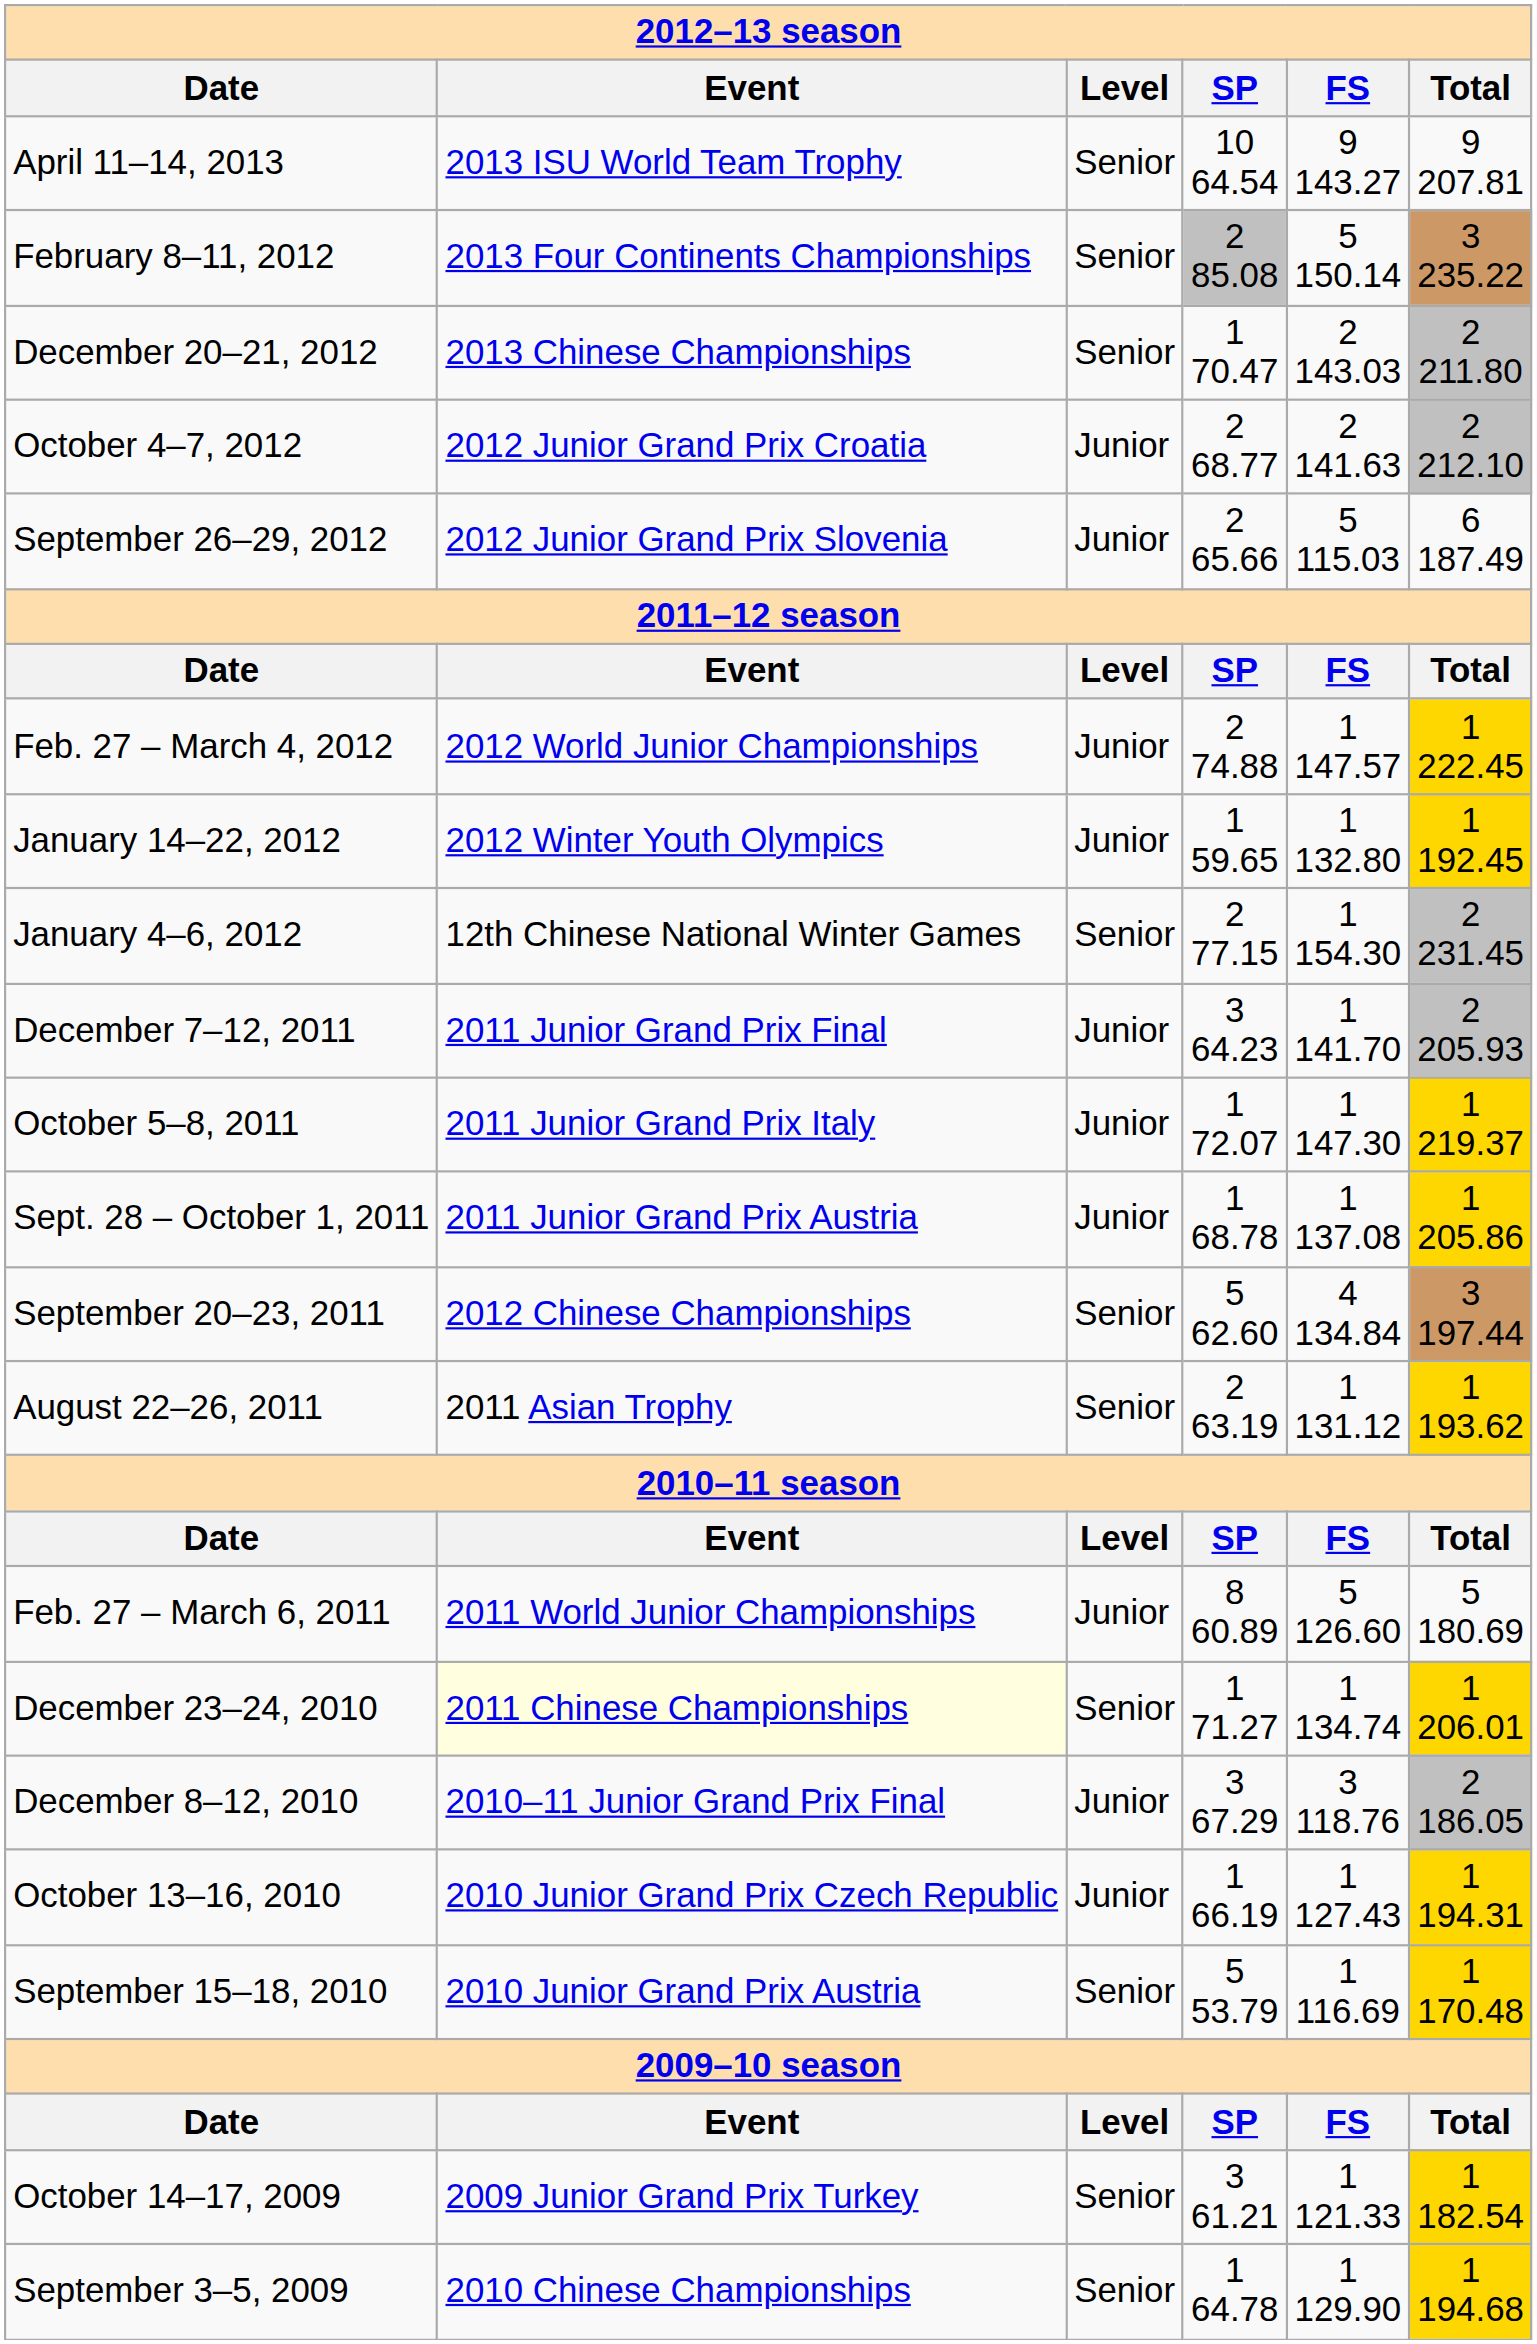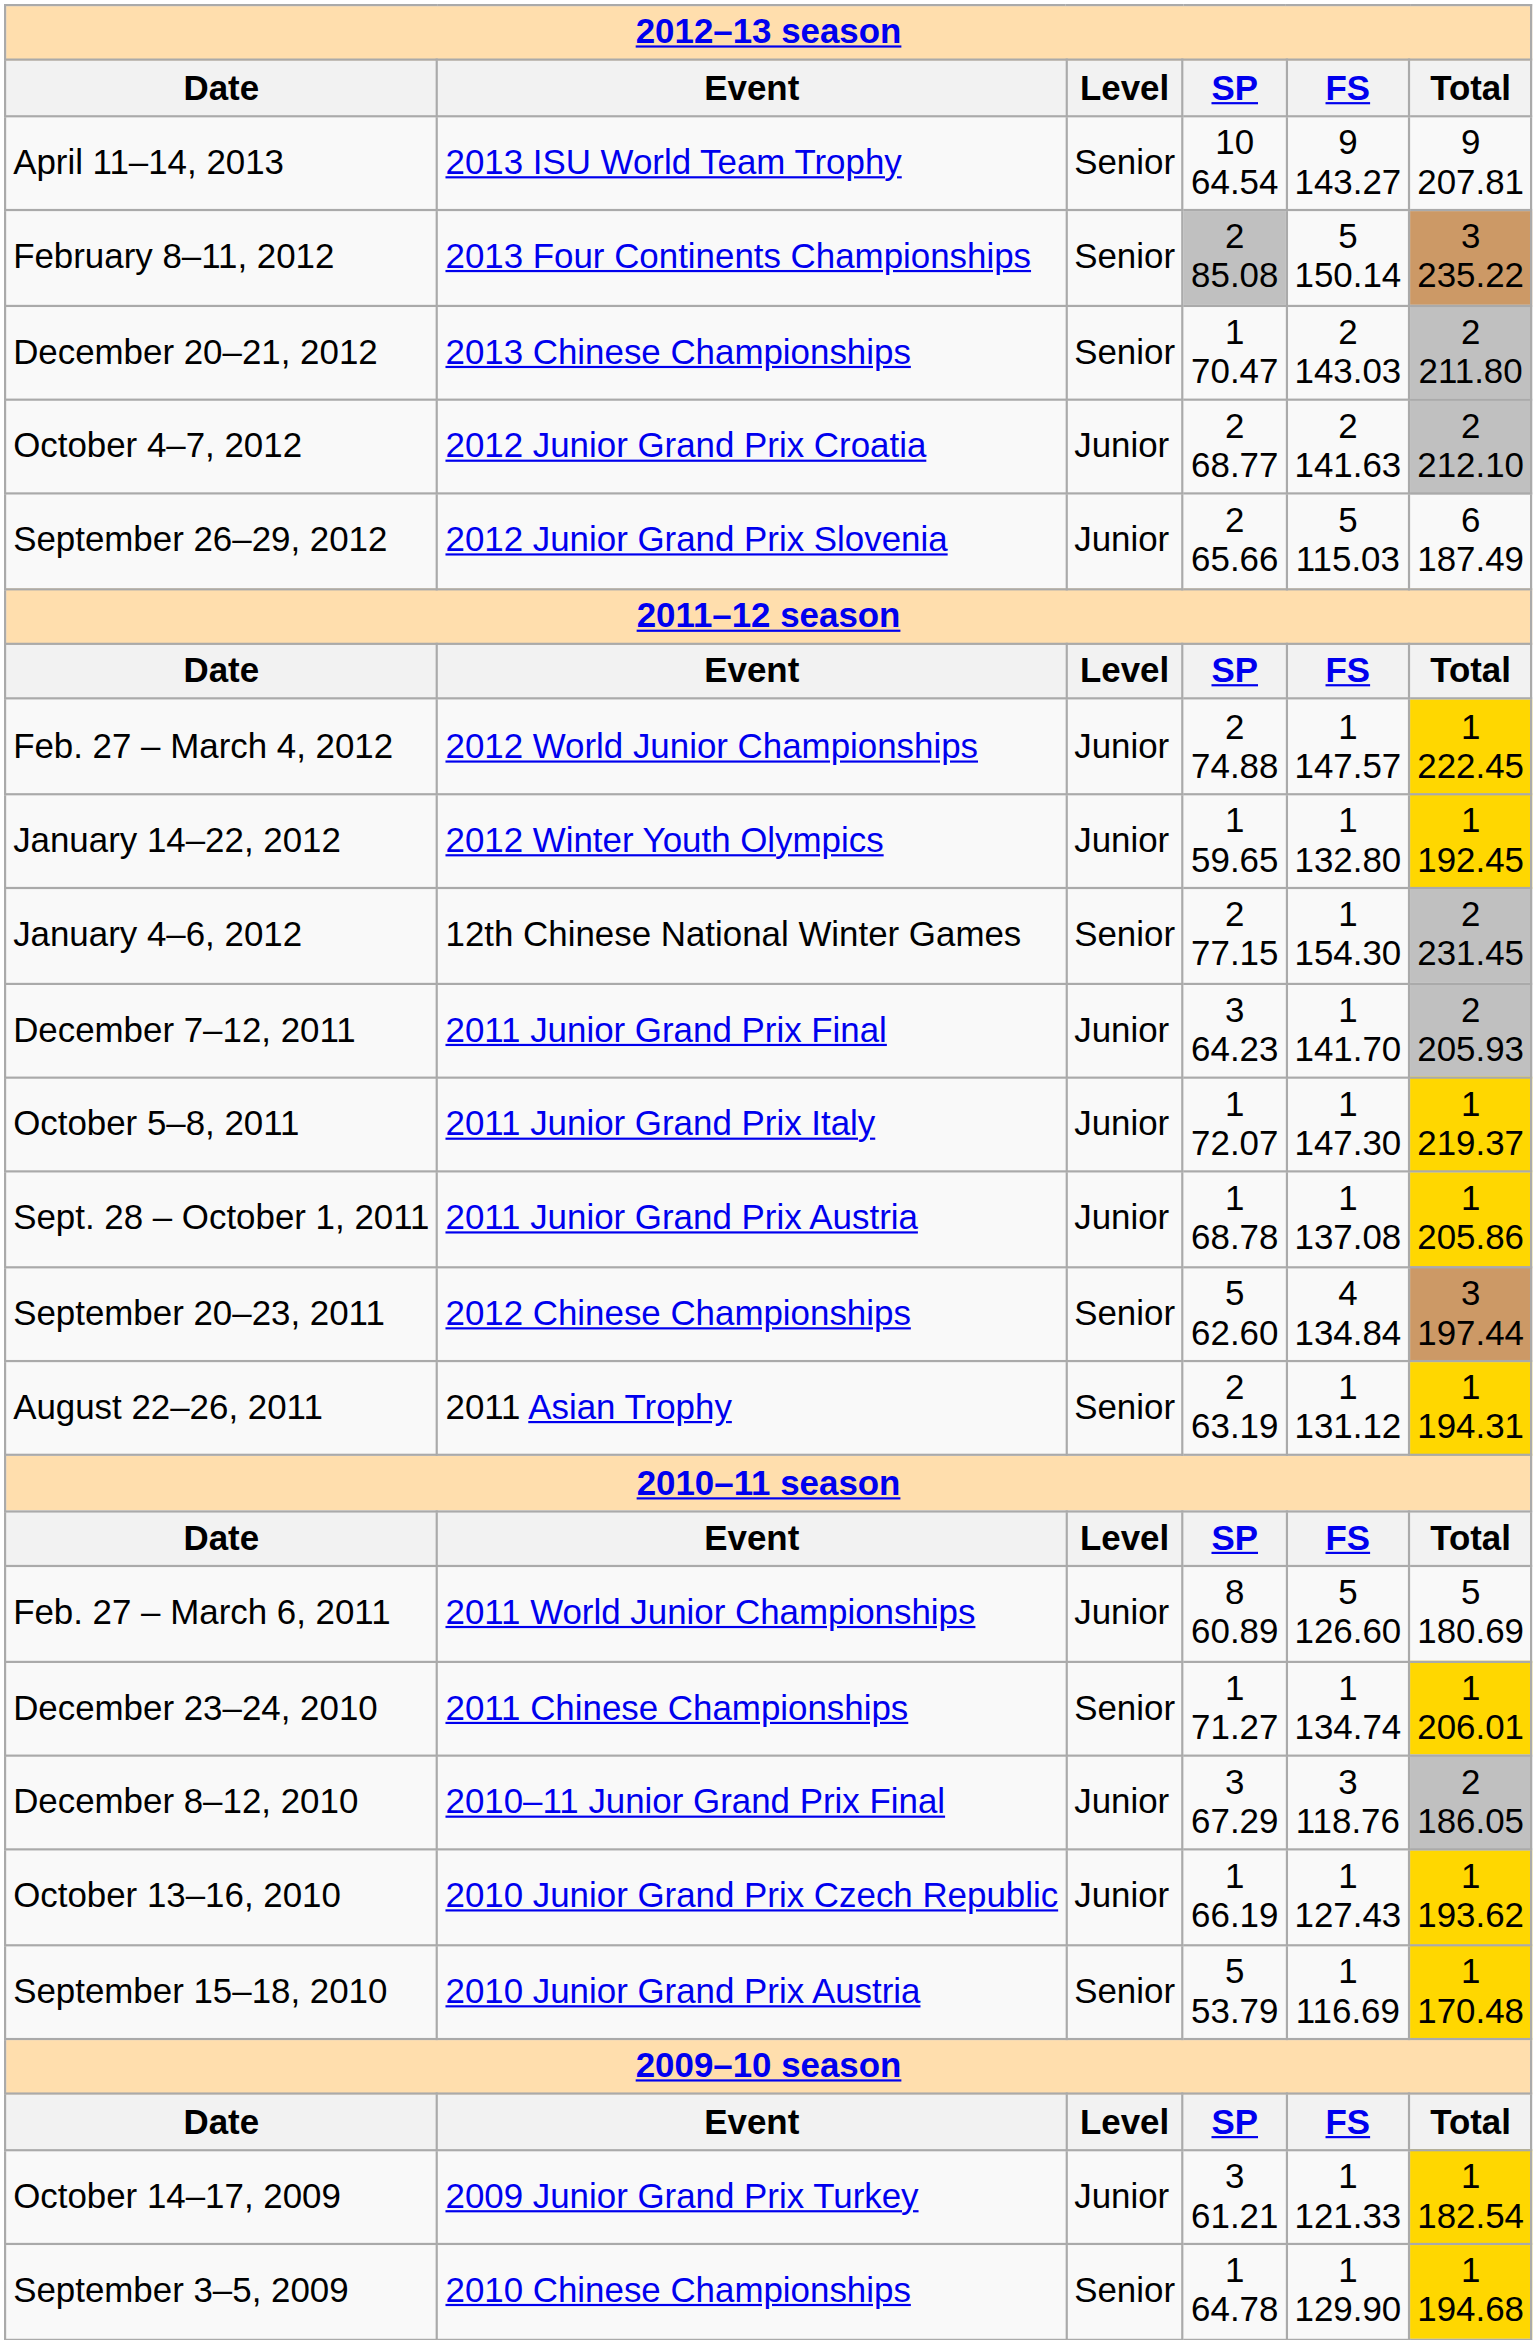(1471, 1407) 1 193.62 -> (1471, 1407) 1 194.31
(677, 1707) lightyellow background -> (677, 1707) no background
(1471, 1896) 1 194.31 -> (1471, 1896) 1 193.62
(1125, 2196) Senior -> (1122, 2196) Junior
